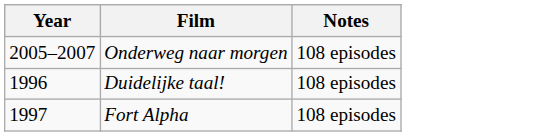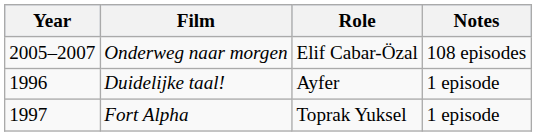+ column: (357, 20)
(346, 83) 108 episodes -> (463, 83) 1 episode
(346, 115) 108 episodes -> (463, 115) 1 episode
